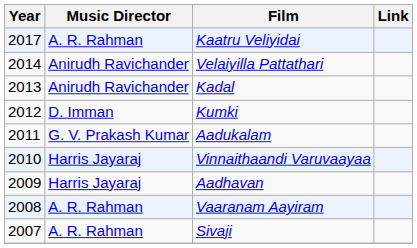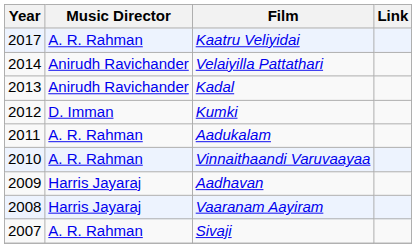(119, 135) G. V. Prakash Kumar -> (96, 135) A. R. Rahman
(95, 159) Harris Jayaraj -> (96, 159) A. R. Rahman
(96, 207) A. R. Rahman -> (95, 207) Harris Jayaraj
